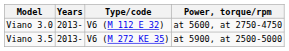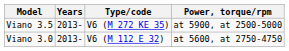rows swapped: (30, 25) <-> (30, 39)
